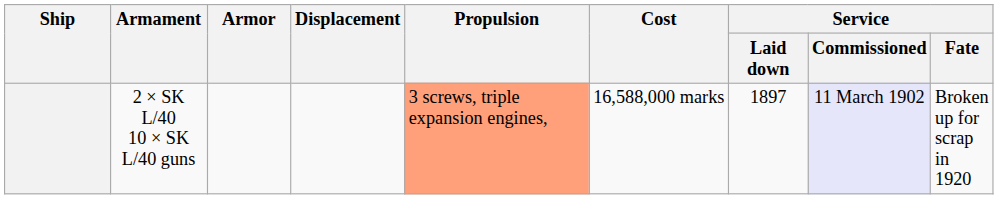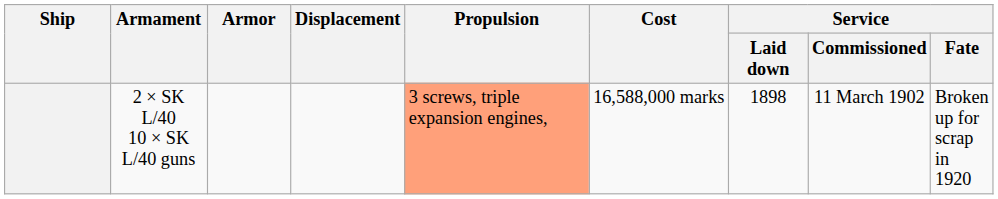(768, 97) 1897 -> (768, 97) 1898
(869, 97) lavender background -> (869, 97) no background
